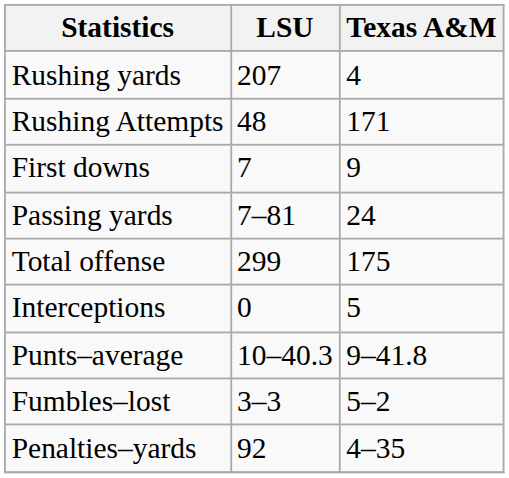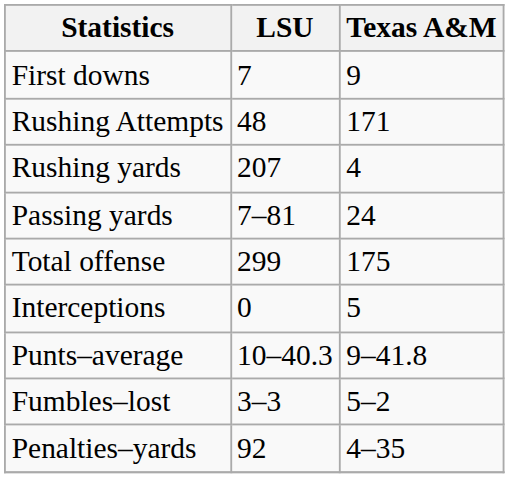rows swapped: (81, 167) <-> (96, 74)
